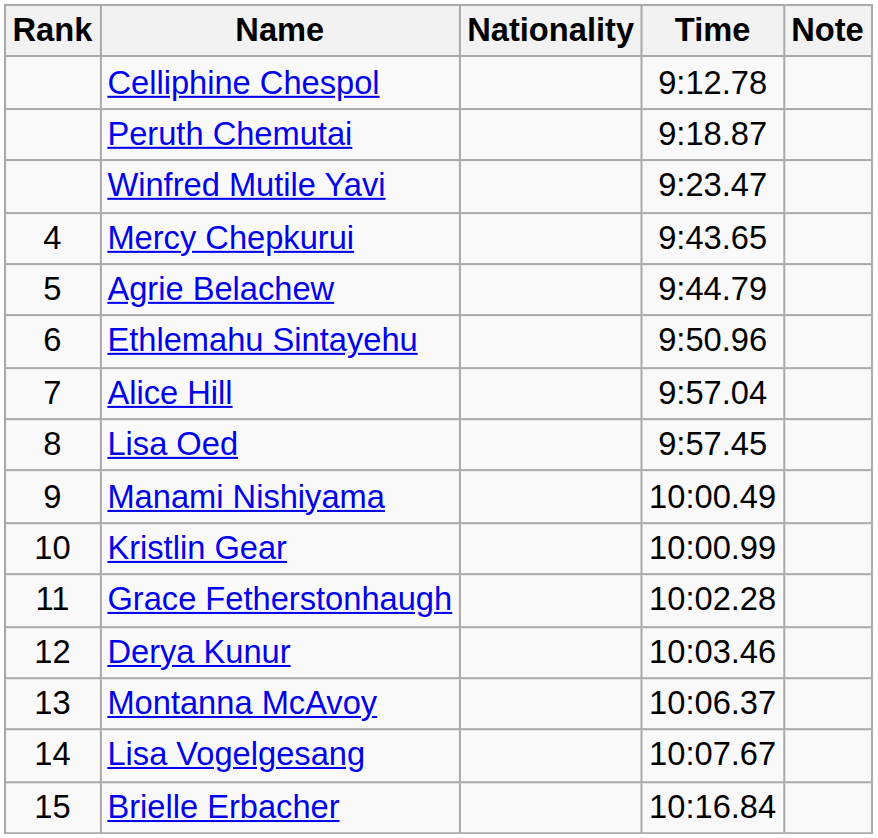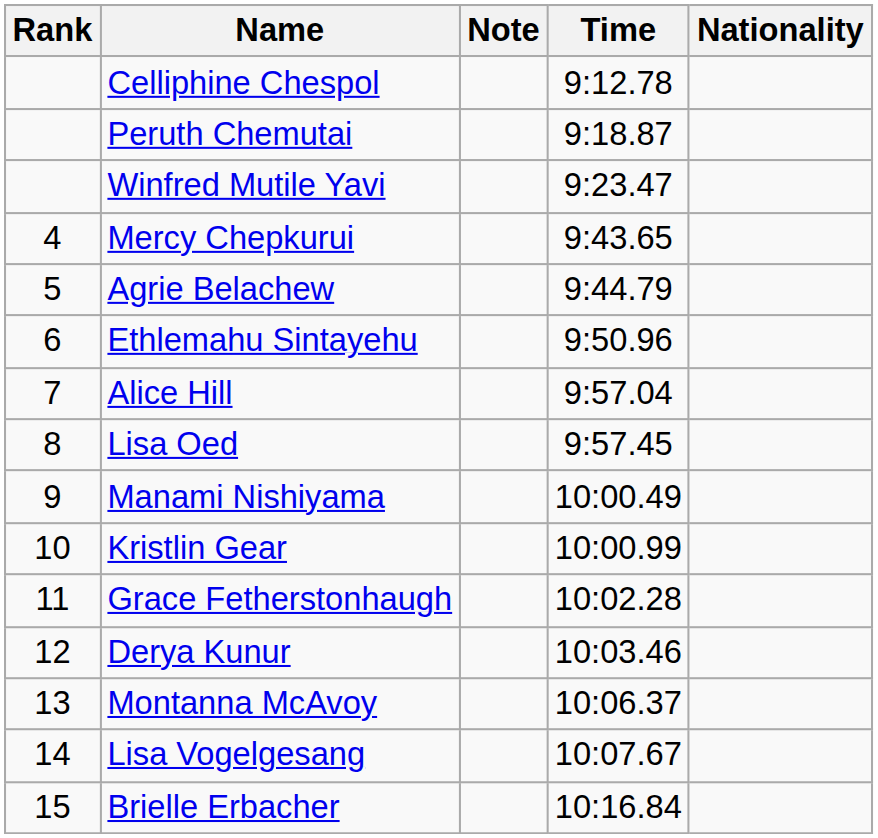columns swapped: (551, 30) <-> (827, 30)
